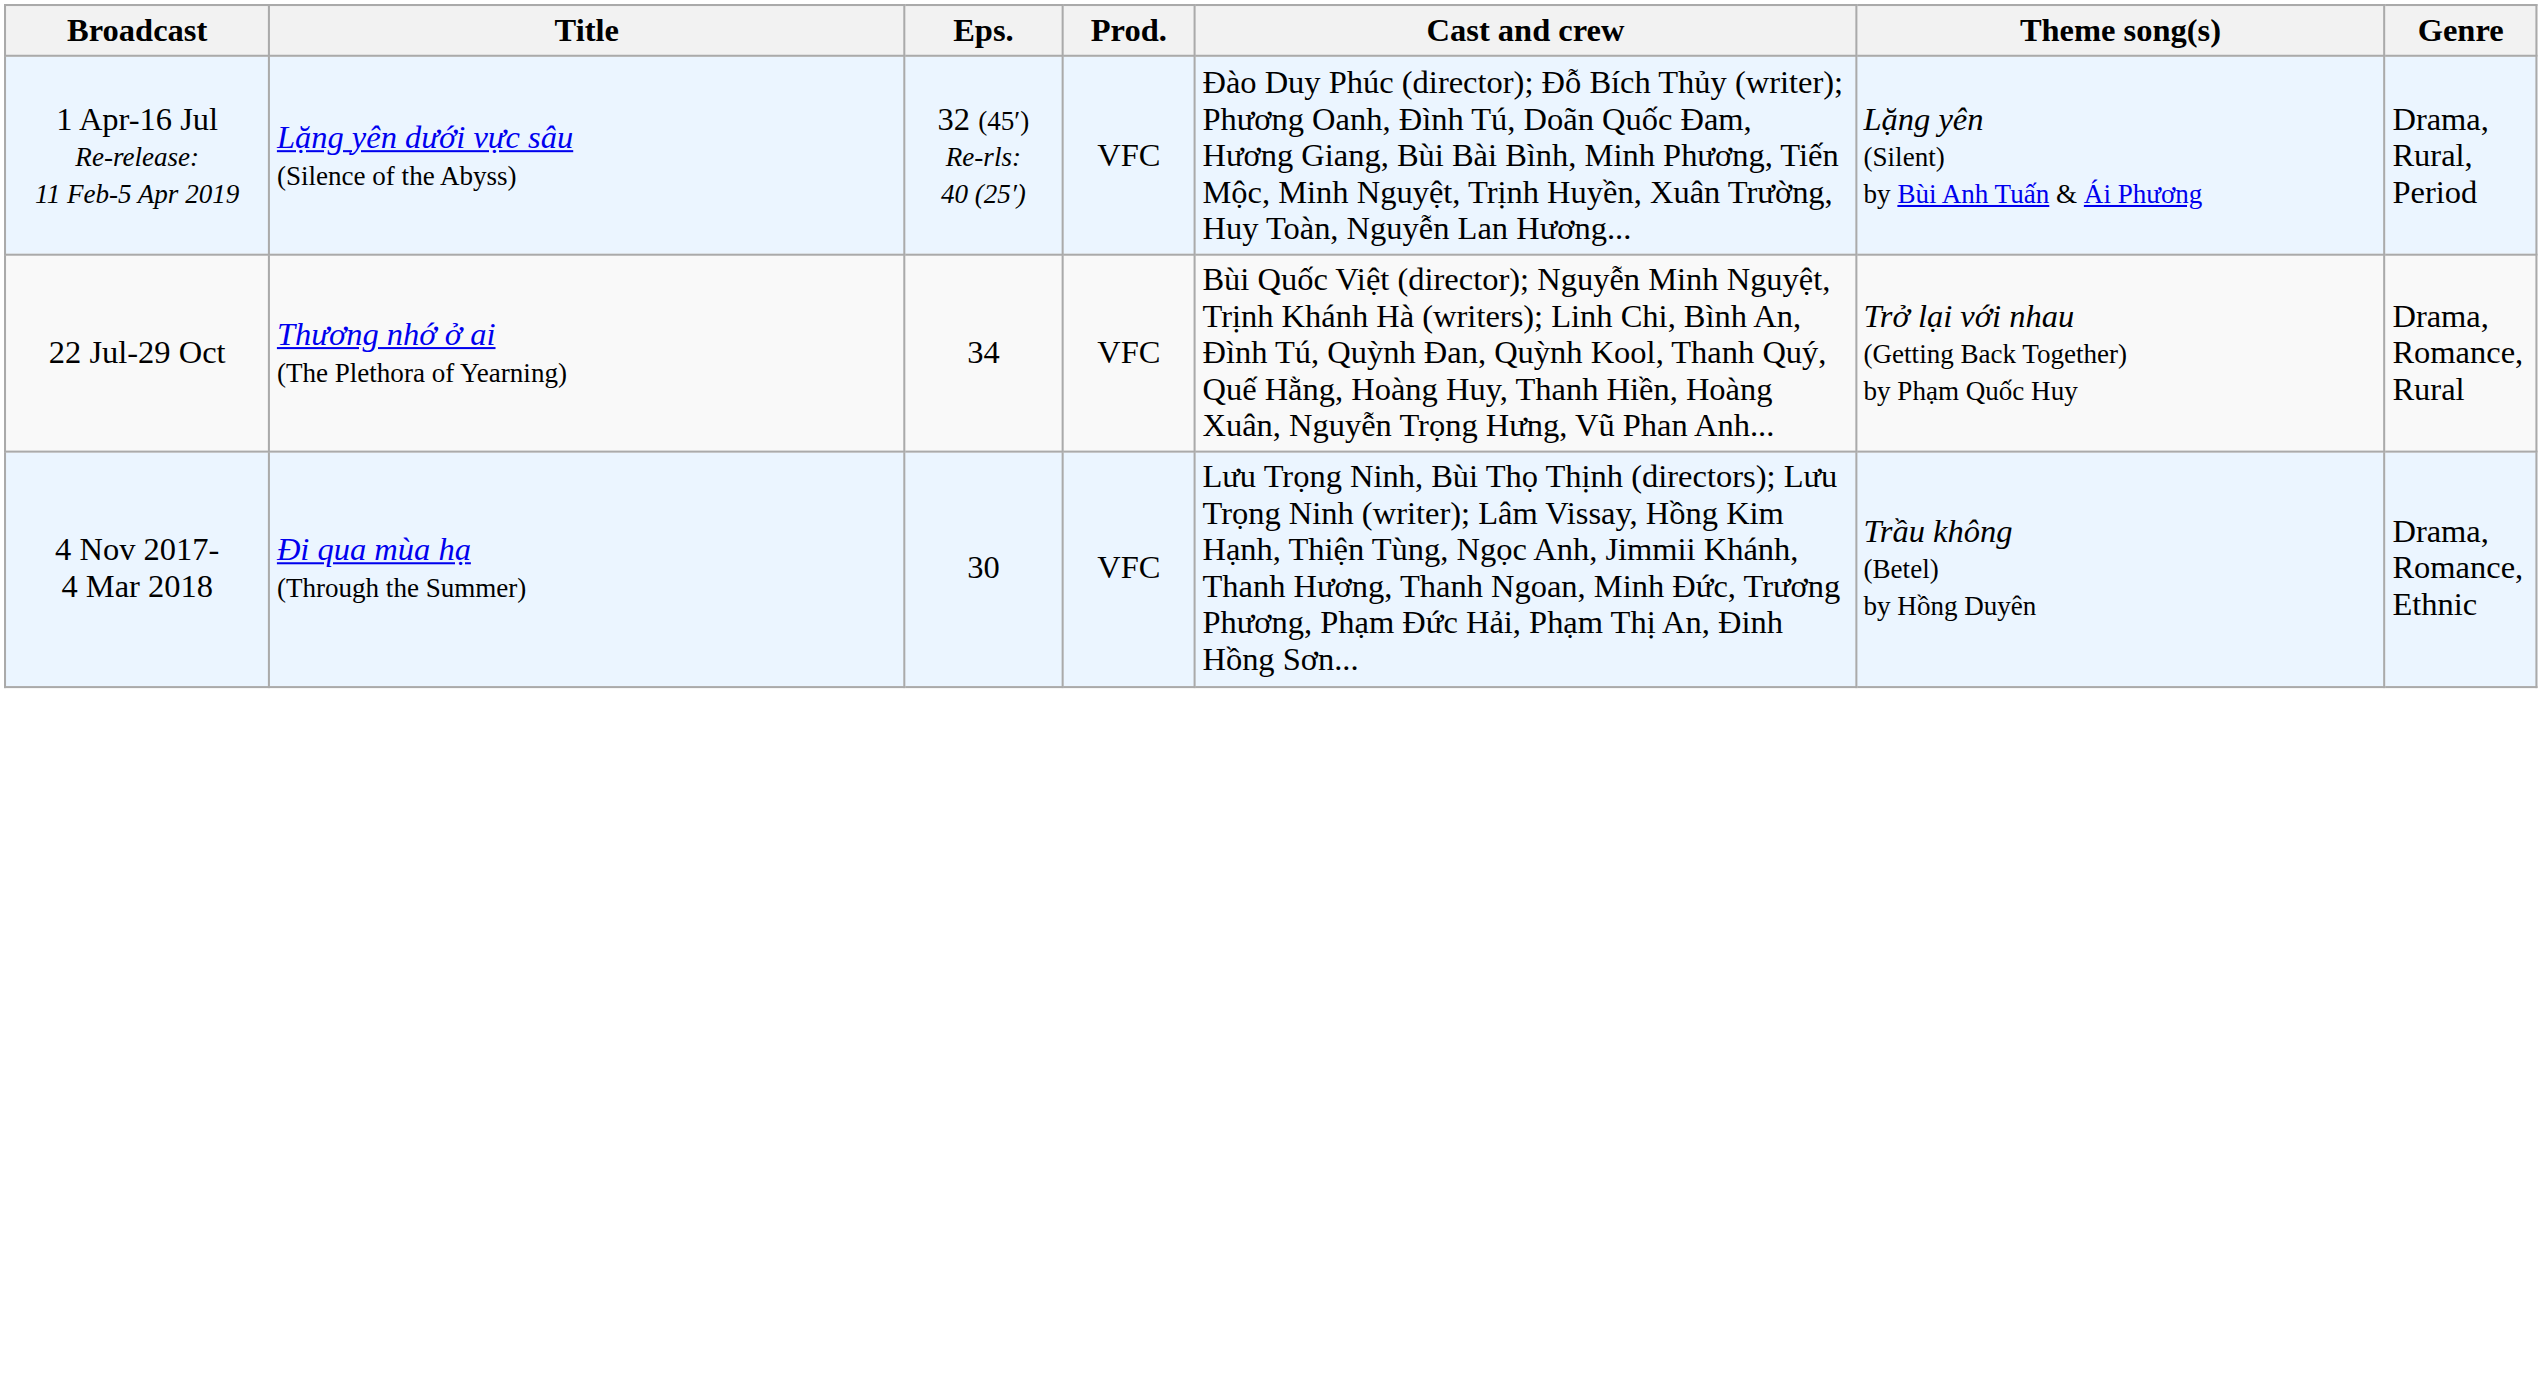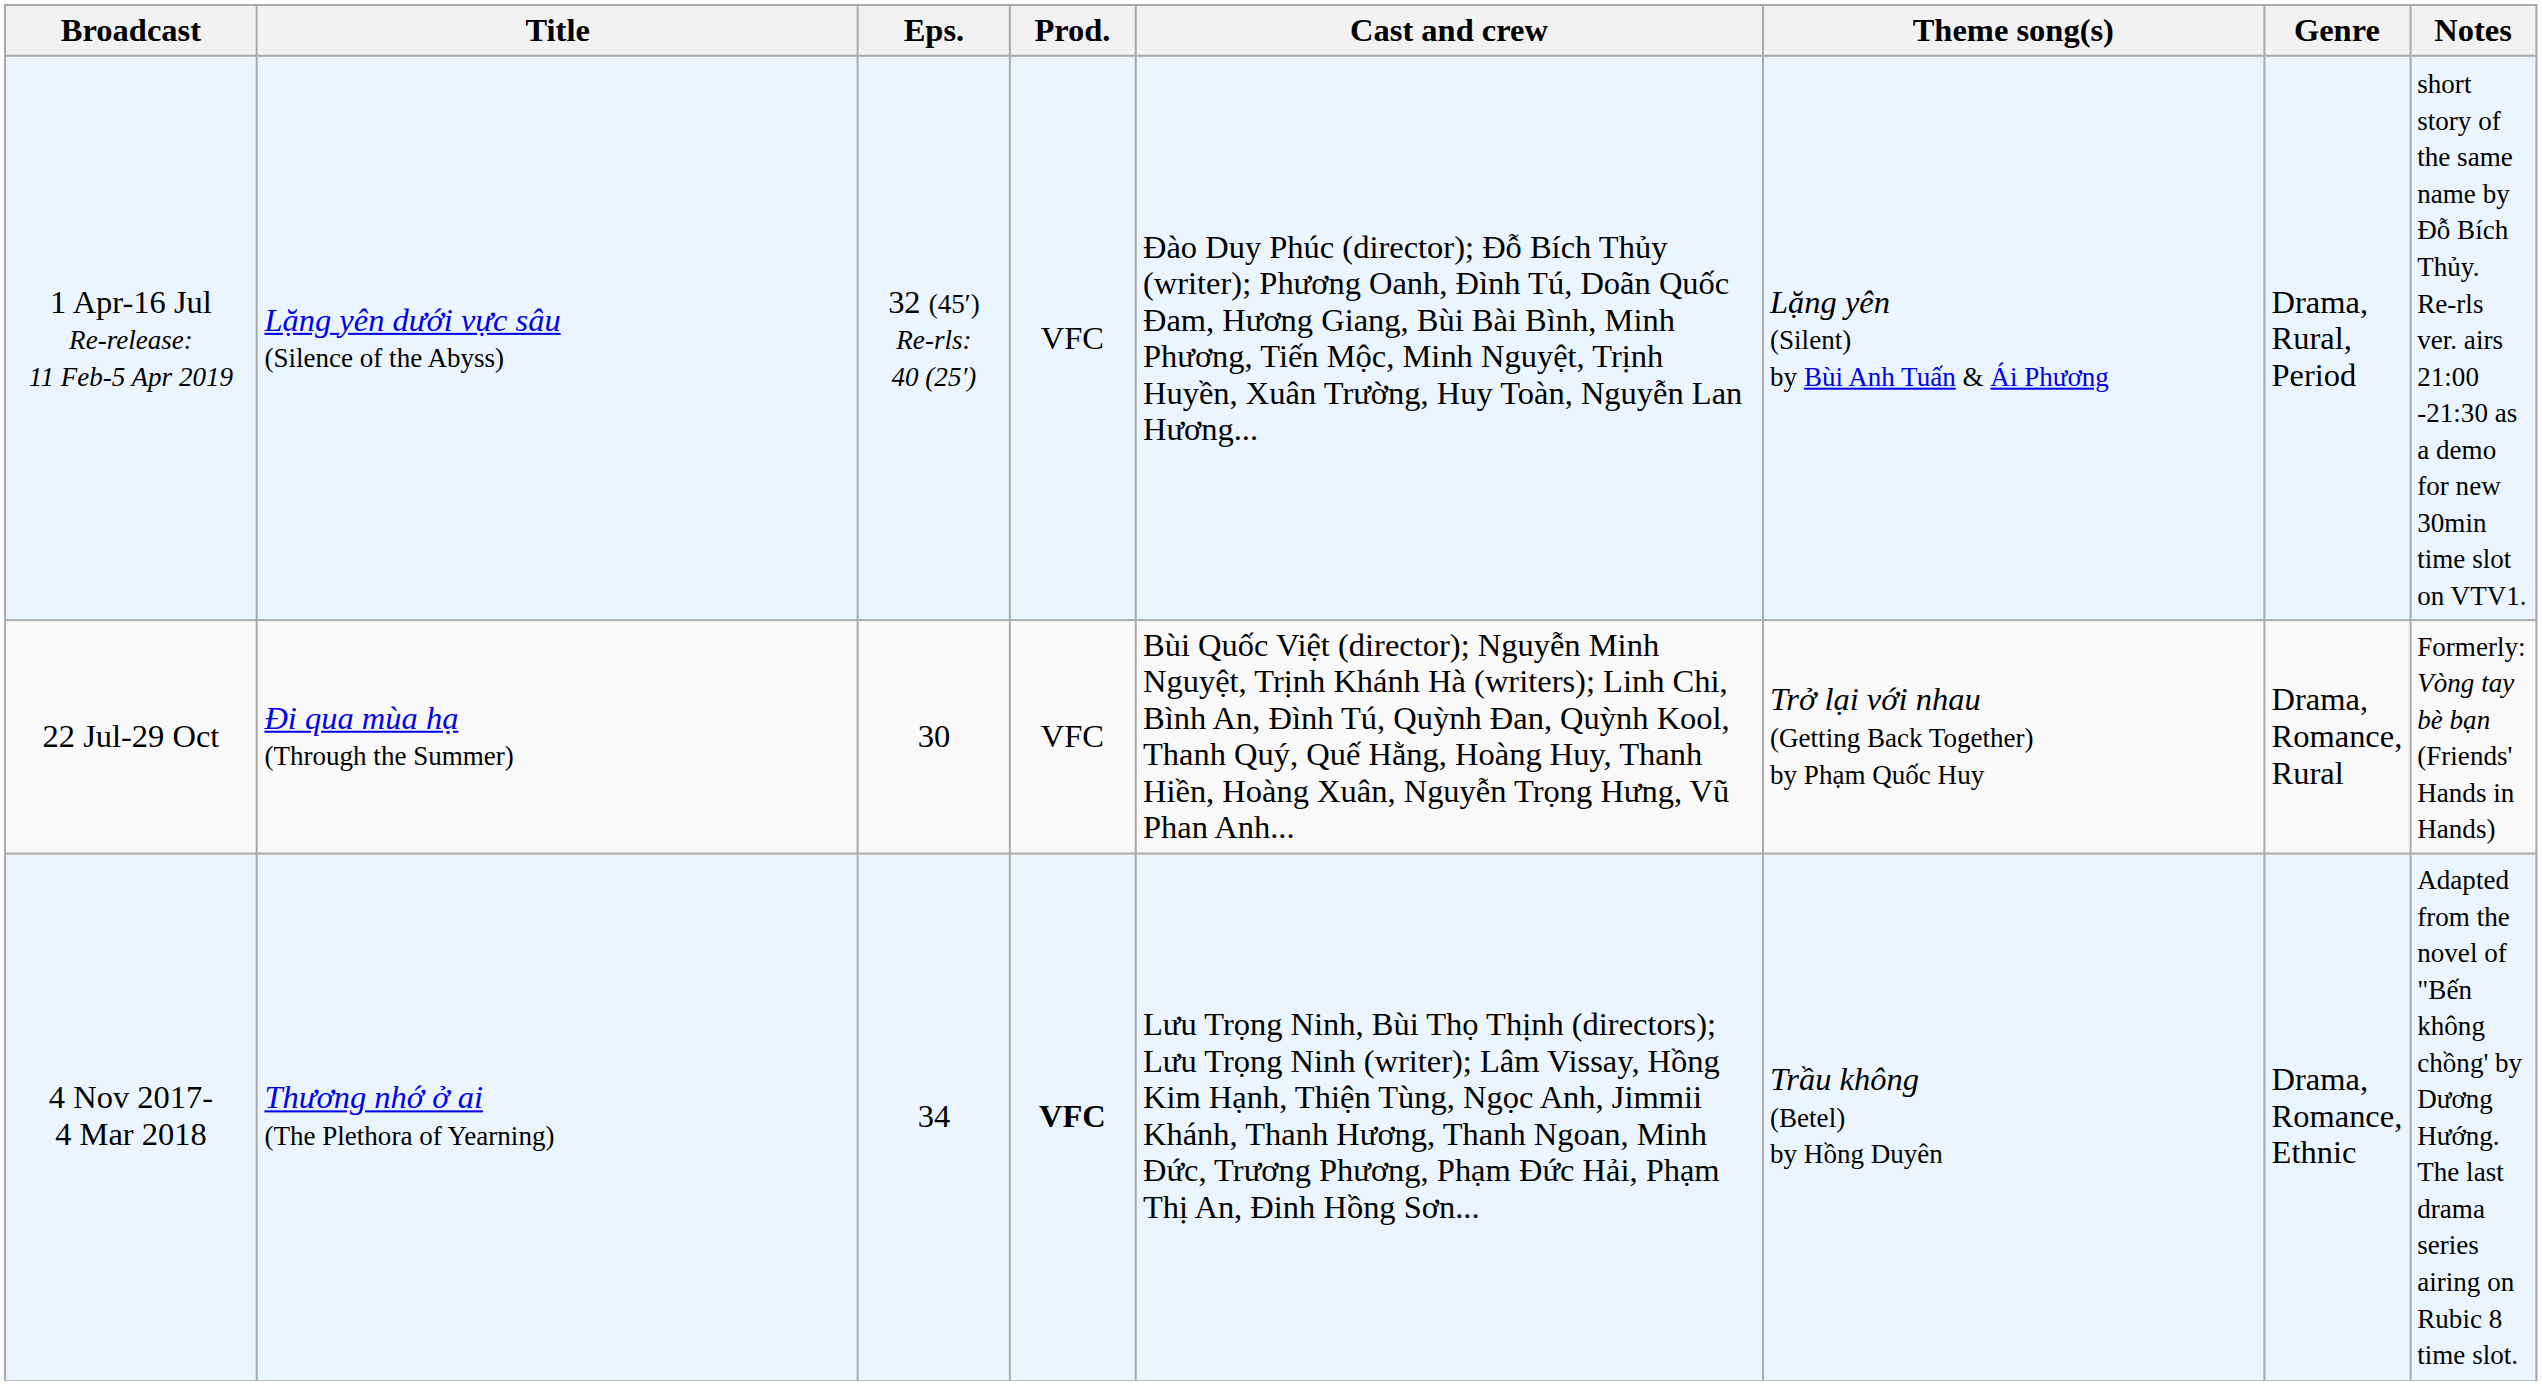+ column: (2473, 30)
(422, 352) Thương nhớ ở ai (The Plethora of Yearning) -> (389, 736) Đi qua mùa hạ (Through the Summer)
(983, 352) 34 -> (934, 736) 30
(402, 568) Đi qua mùa hạ (Through the Summer) -> (409, 1116) Thương nhớ ở ai (The Plethora of Yearning)
(983, 568) 30 -> (934, 1116) 34
(1129, 568) normal -> (1072, 1116) bold
